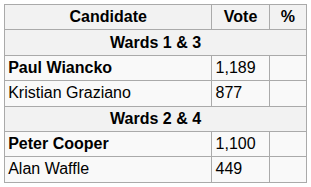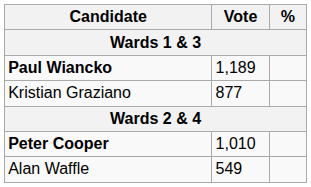(236, 144) 1,100 -> (236, 144) 1,010
(229, 169) 449 -> (229, 169) 549
